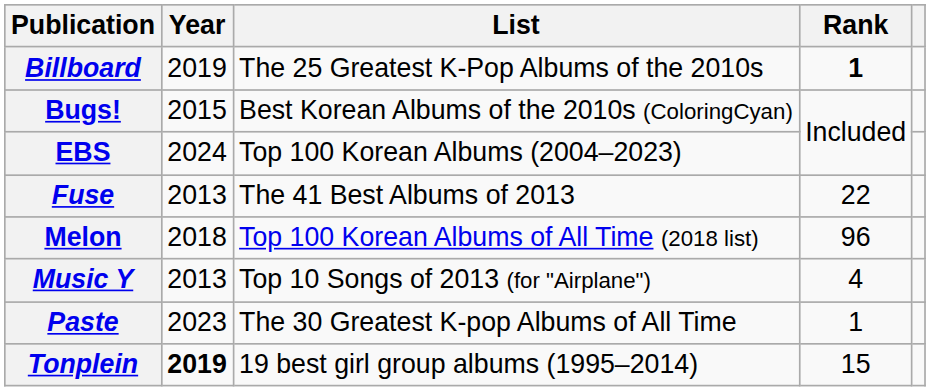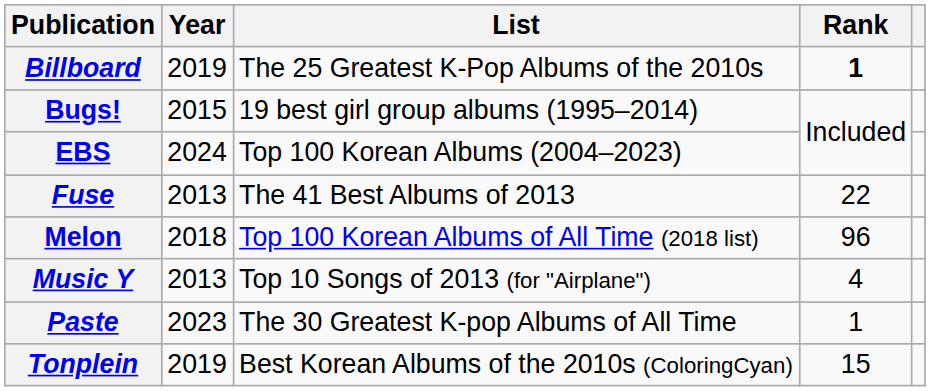(516, 110) Best Korean Albums of the 2010s (ColoringCyan) -> (469, 110) 19 best girl group albums (1995–2014)
(197, 364) bold -> (197, 364) normal
(469, 364) 19 best girl group albums (1995–2014) -> (516, 364) Best Korean Albums of the 2010s (ColoringCyan)
